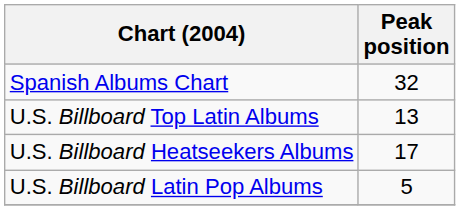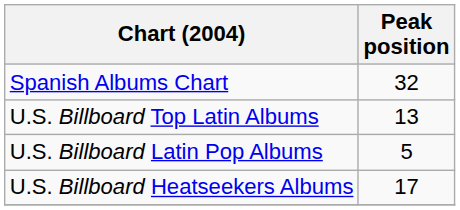rows swapped: (166, 186) <-> (182, 151)
